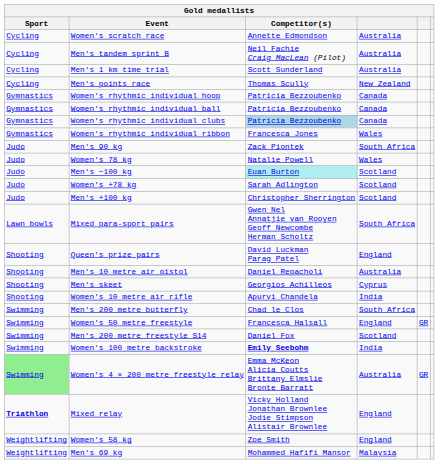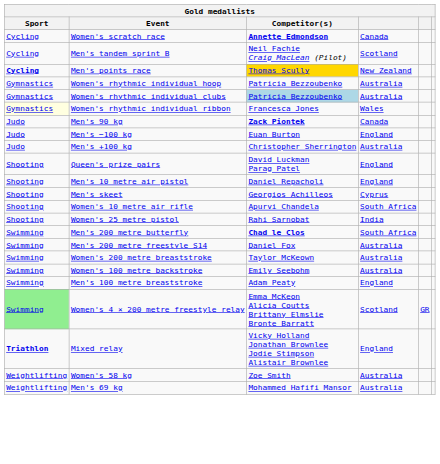(287, 36) normal -> (288, 36) bold
(380, 36) Australia -> (374, 36) Canada
(380, 53) Australia -> (379, 53) Scotland
- row: (120, 71)
(23, 83) normal -> (23, 71) bold
(278, 83) no background -> (279, 71) gold background
(373, 96) Canada -> (381, 83) Australia
- row: (146, 109)
(373, 121) Canada -> (381, 96) Australia
(30, 134) no background -> (30, 109) lightyellow background
(276, 147) normal -> (277, 121) bold
(387, 147) South Africa -> (374, 121) Canada
- row: (101, 159)
(273, 172) paleturquoise background -> (274, 134) no background
(378, 172) Scotland -> (377, 134) England
- row: (103, 185)
(378, 198) Scotland -> (381, 147) Australia
- row: (122, 224)
(380, 272) Australia -> (377, 181) England
(371, 297) India -> (388, 207) South Africa
+ row: (125, 219)
(276, 310) normal -> (277, 232) bold
- row: (132, 323)
(378, 335) Scotland -> (381, 245) Australia
+ row: (141, 257)
(278, 348) bold -> (279, 270) normal
(371, 348) India -> (381, 270) Australia
+ row: (137, 283)
(380, 374) Australia -> (379, 309) Scotland
(375, 440) England -> (381, 375) Australia
(378, 453) Malaysia -> (381, 388) Australia
